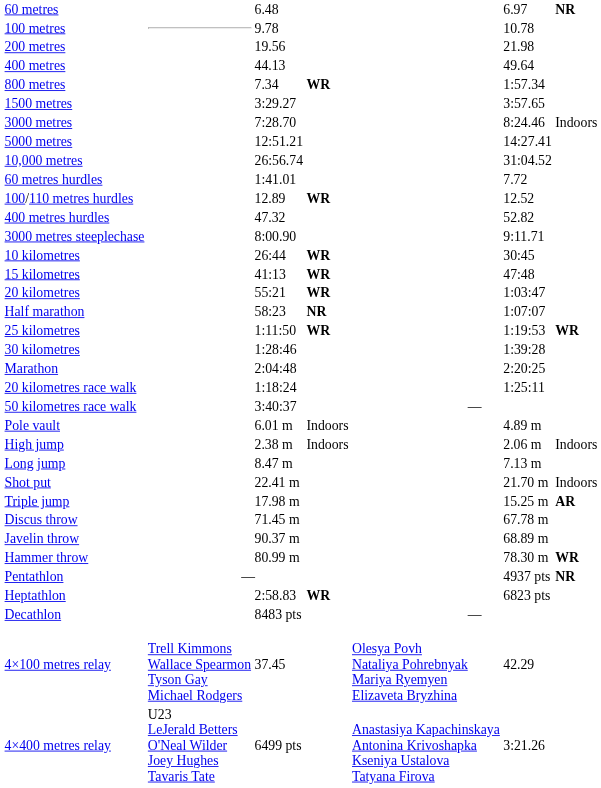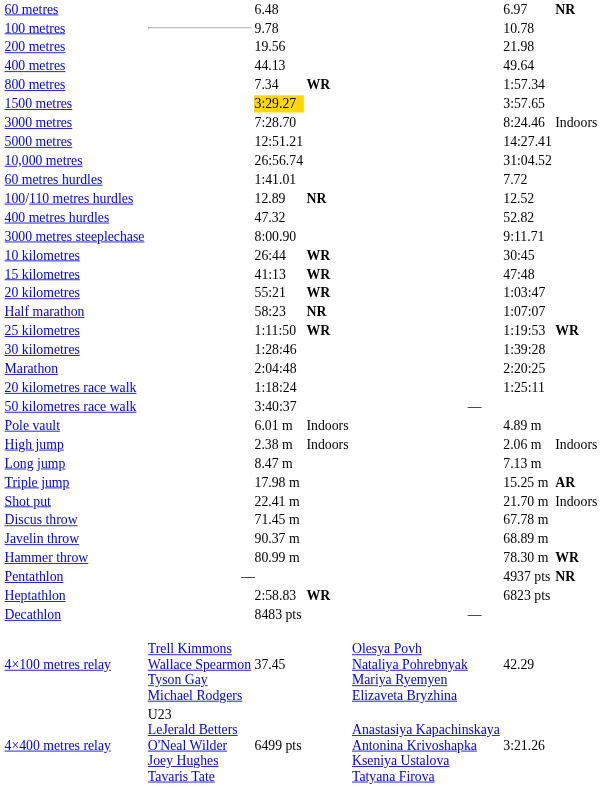(275, 103) no background -> (275, 103) gold background
(318, 198) WR -> (316, 198) NR
rows swapped: (37, 501) <-> (28, 482)
